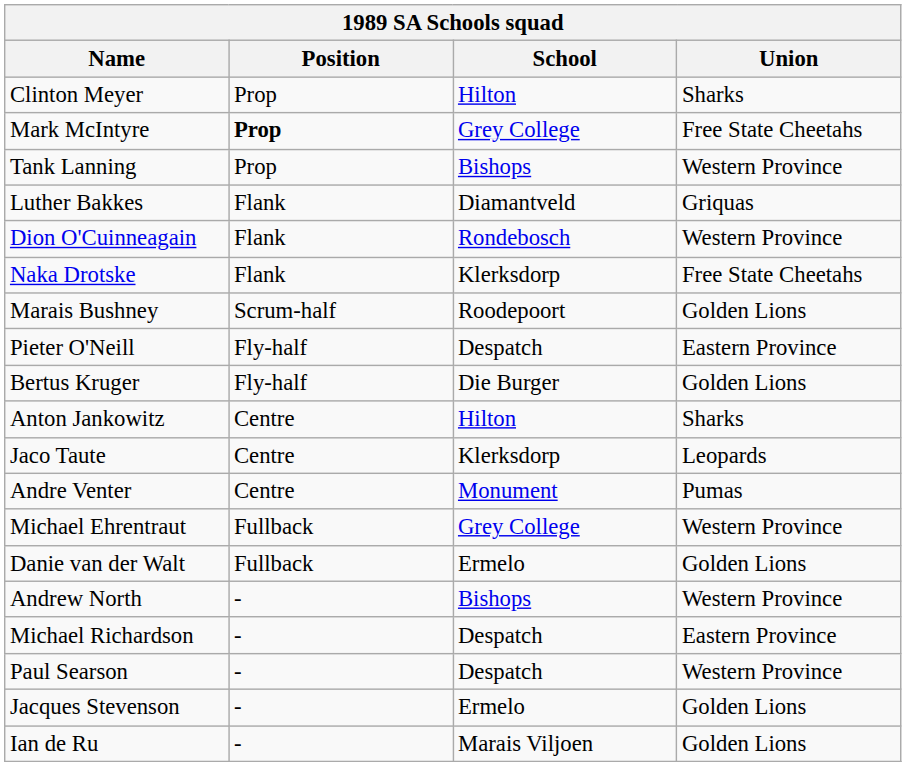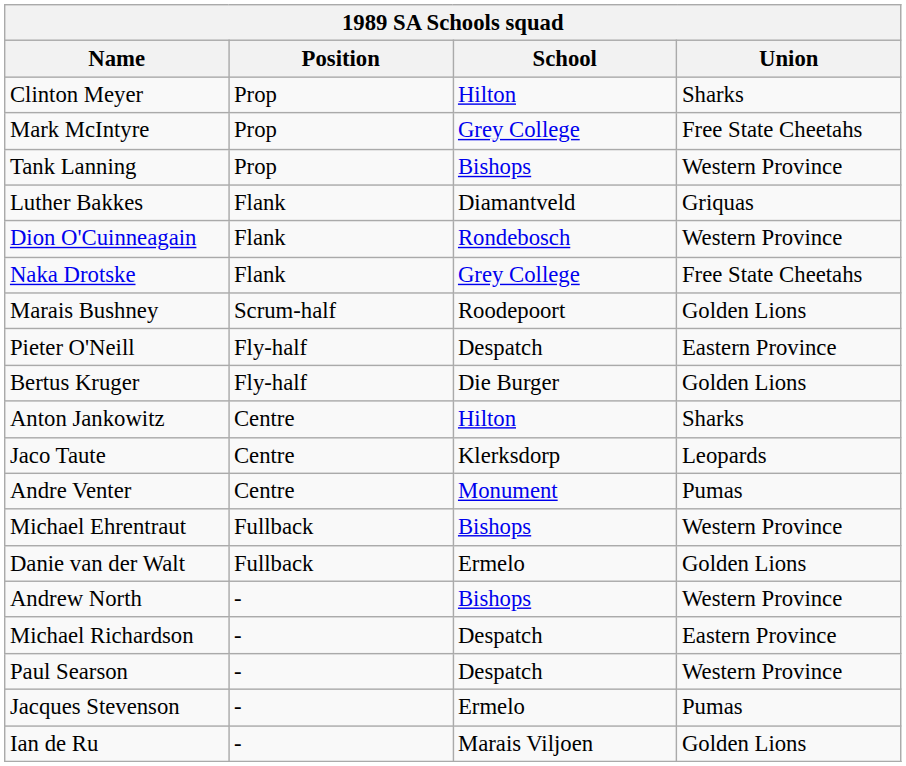(258, 130) bold -> (255, 130) normal
(509, 274) Klerksdorp -> (519, 274) Grey College
(519, 526) Grey College -> (495, 526) Bishops
(744, 707) Golden Lions -> (712, 707) Pumas
